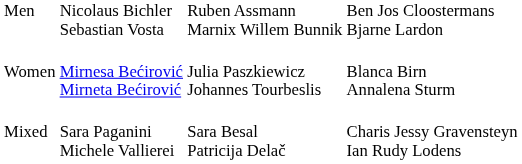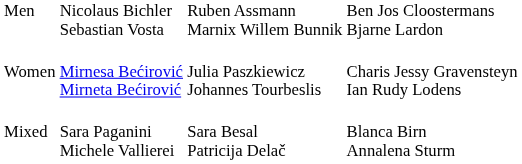(401, 80) Blanca Birn Annalena Sturm -> (432, 80) Charis Jessy Gravensteyn Ian Rudy Lodens
(432, 141) Charis Jessy Gravensteyn Ian Rudy Lodens -> (401, 141) Blanca Birn Annalena Sturm
